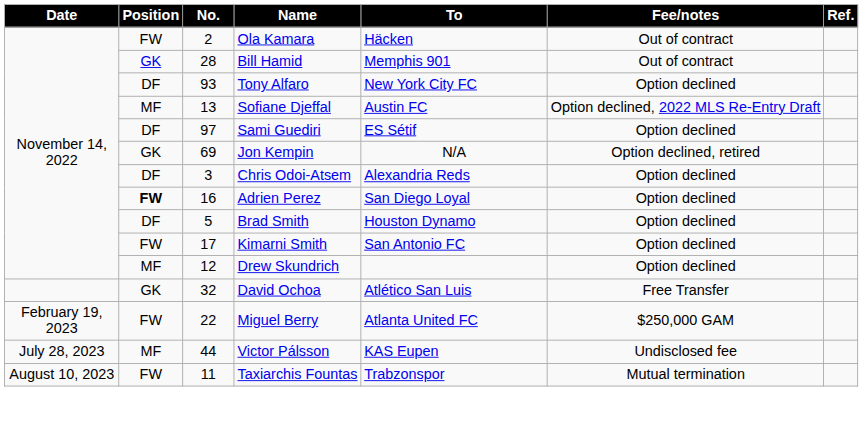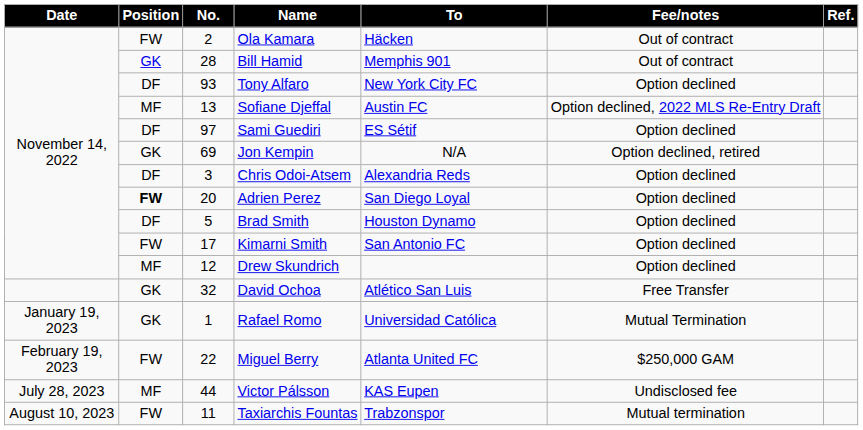(208, 198) 16 -> (208, 198) 20
+ row: (279, 320)
